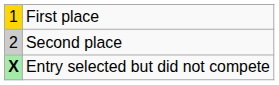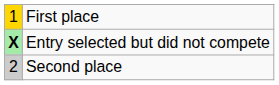rows swapped: (74, 42) <-> (148, 67)
